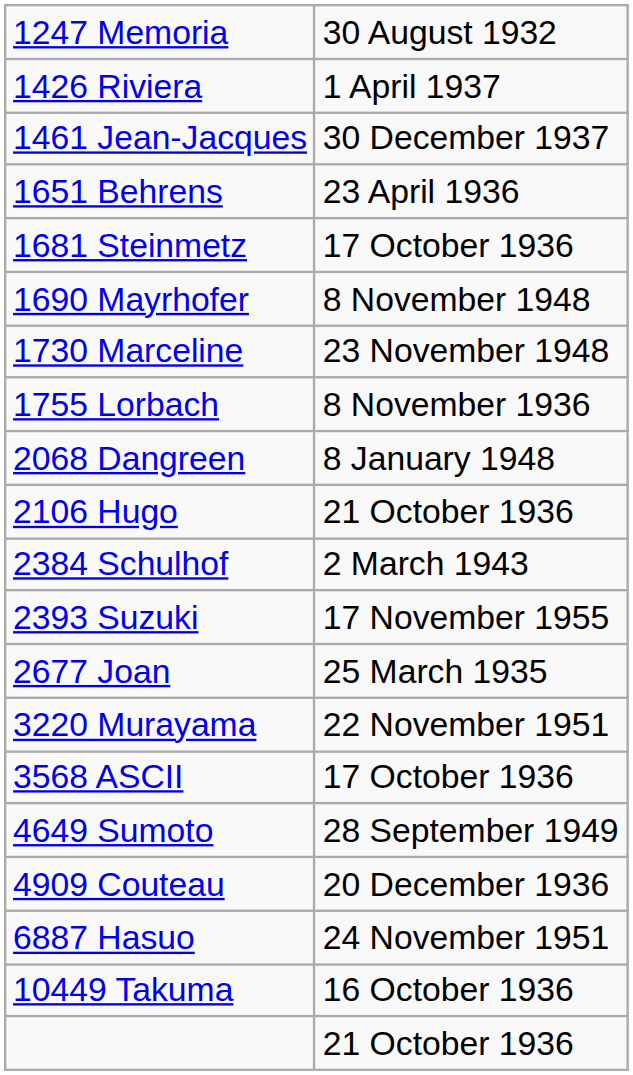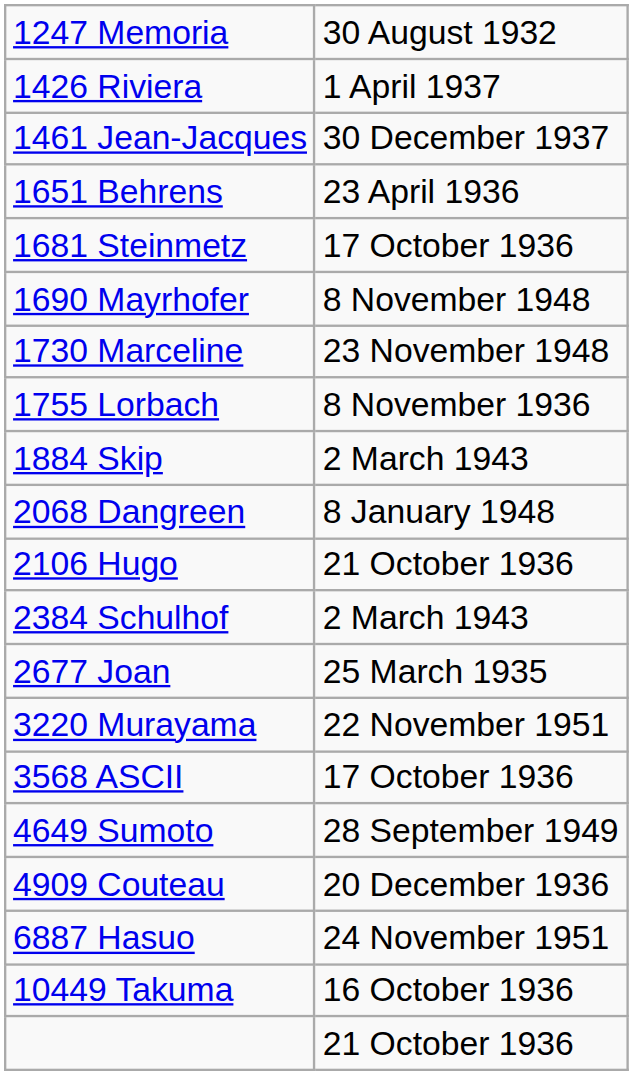+ row: (88, 458)
- row: (106, 618)
